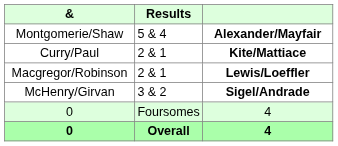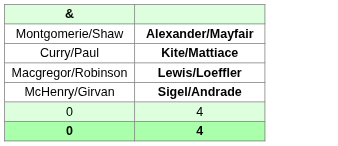- column: (169, 14)
